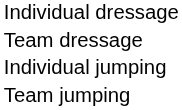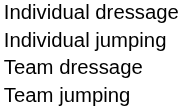rows swapped: (73, 40) <-> (85, 67)
